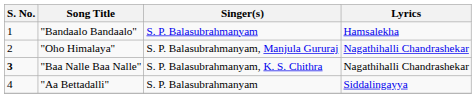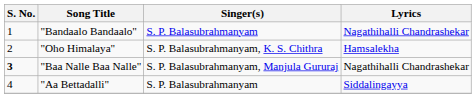(371, 31) Hamsalekha -> (406, 31) Nagathihalli Chandrashekar
(242, 48) S. P. Balasubrahmanyam, Manjula Gururaj -> (234, 48) S. P. Balasubrahmanyam, K. S. Chithra
(406, 48) Nagathihalli Chandrashekar -> (371, 48) Hamsalekha
(234, 66) S. P. Balasubrahmanyam, K. S. Chithra -> (242, 66) S. P. Balasubrahmanyam, Manjula Gururaj
